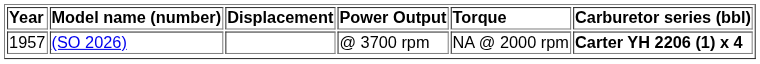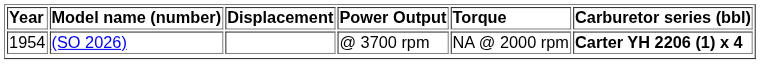(27, 42) 1957 -> (27, 42) 1954
